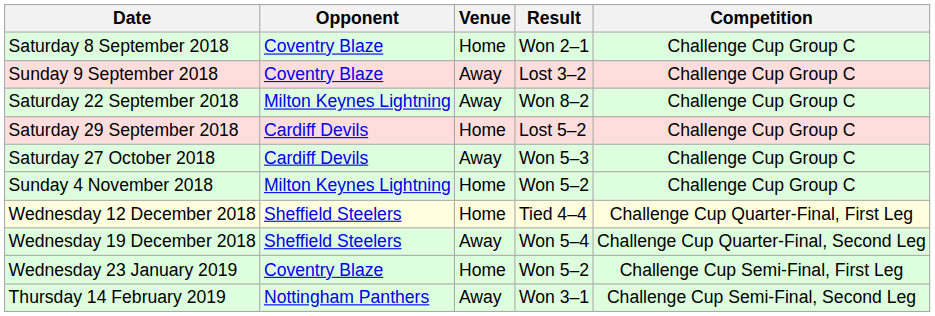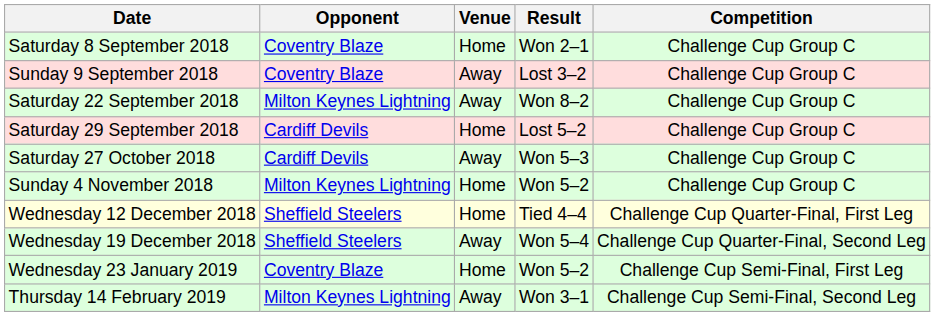(347, 297) Nottingham Panthers -> (357, 297) Milton Keynes Lightning
